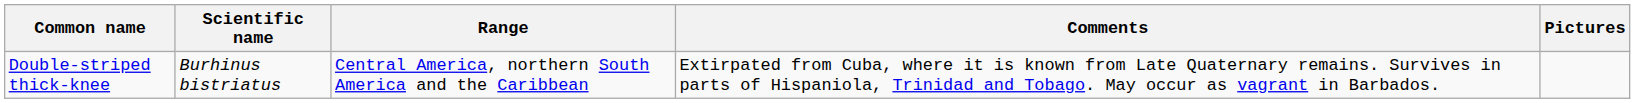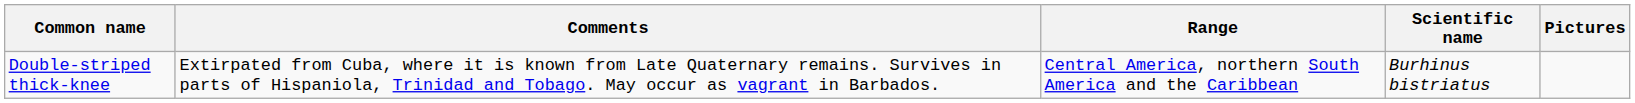columns swapped: (253, 28) <-> (1108, 28)
